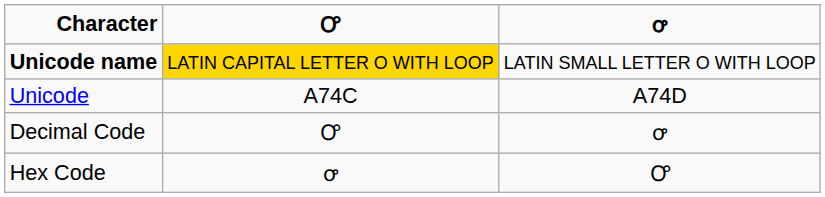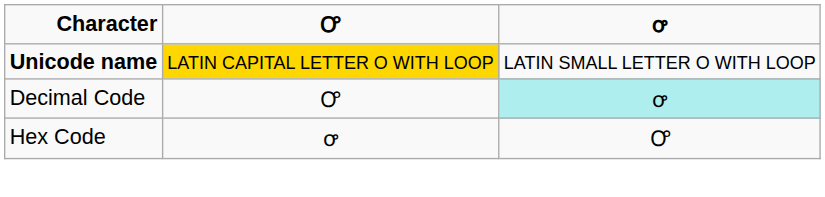- row: (49, 95)
(660, 133) no background -> (660, 99) paleturquoise background
